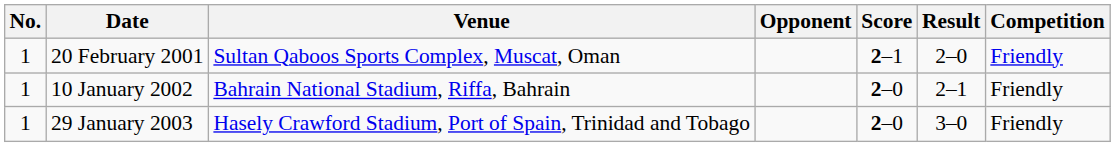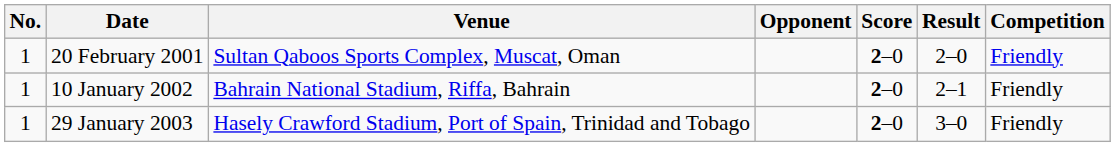(887, 55) 2–1 -> (887, 55) 2–0
